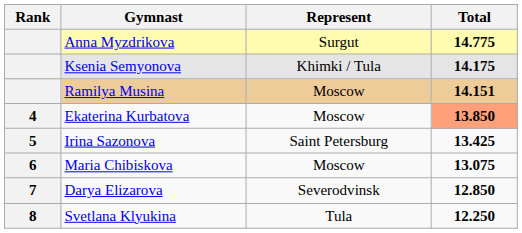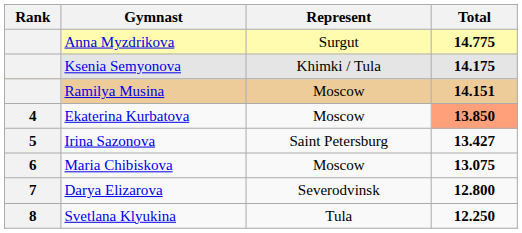(474, 141) 13.425 -> (474, 141) 13.427
(474, 190) 12.850 -> (474, 190) 12.800
